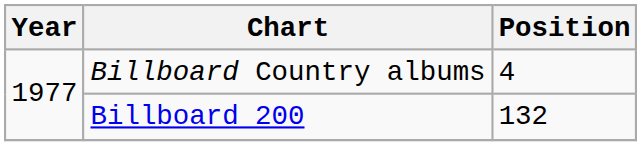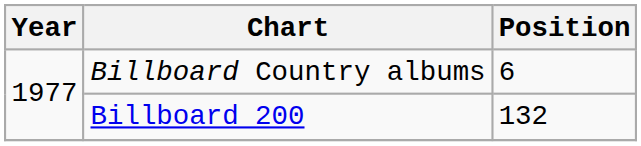(507, 72) 4 -> (507, 72) 6
